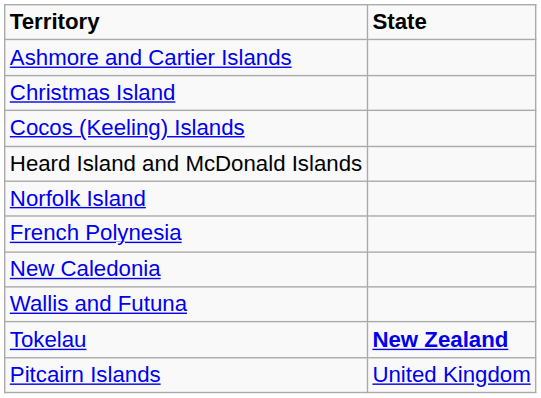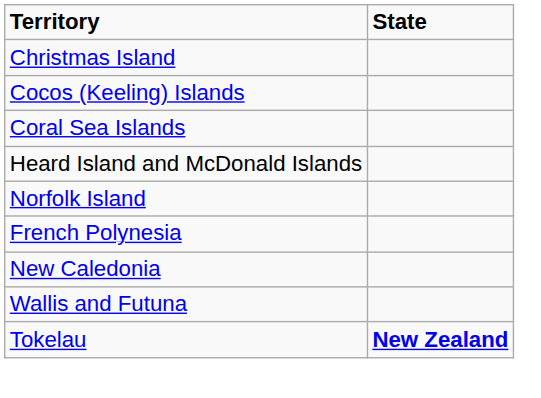- row: (151, 57)
+ row: (98, 127)
- row: (85, 374)
